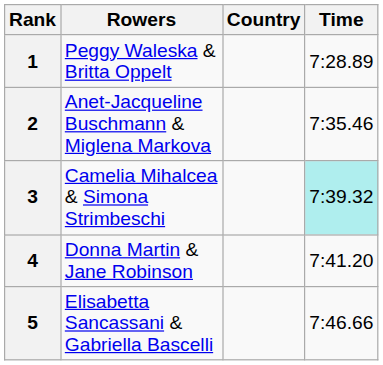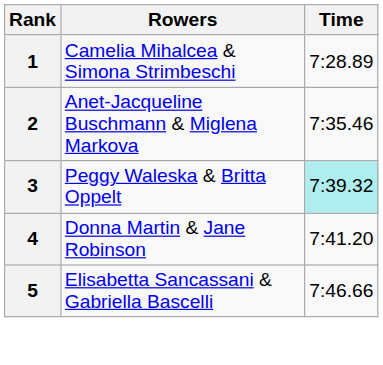- column: (264, 19)
(140, 60) Peggy Waleska & Britta Oppelt -> (150, 60) Camelia Mihalcea & Simona Strimbeschi
(141, 197) Camelia Mihalcea & Simona Strimbeschi -> (165, 186) Peggy Waleska & Britta Oppelt
